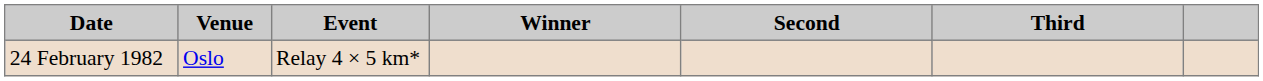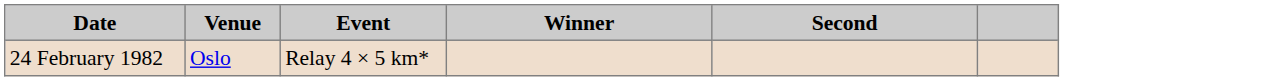- column: (1058, 22)
